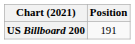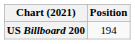(109, 30) 191 -> (109, 30) 194
